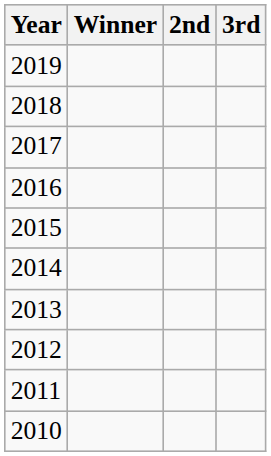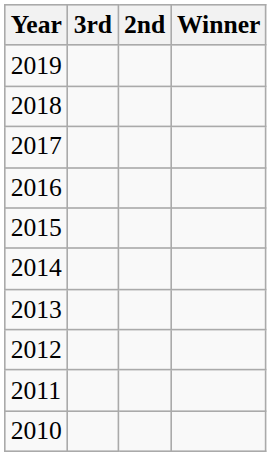columns swapped: (115, 24) <-> (241, 24)
